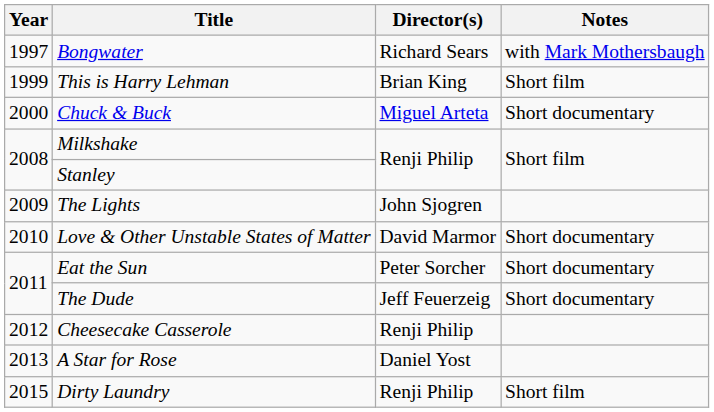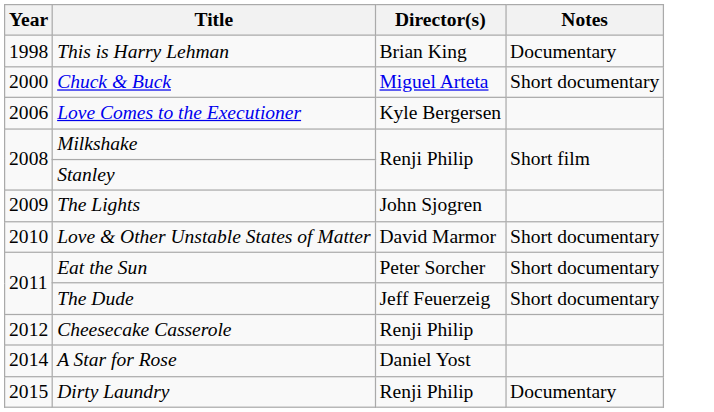- row: (100, 50)
(29, 81) 1999 -> (29, 50) 1998
(545, 81) Short film -> (563, 50) Documentary
+ row: (179, 112)
(29, 360) 2013 -> (29, 360) 2014
(545, 391) Short film -> (563, 391) Documentary
